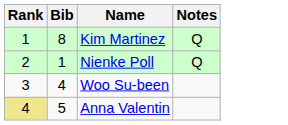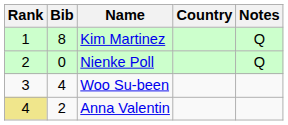+ column: (205, 16)
(62, 62) 1 -> (62, 62) 0
(62, 108) 5 -> (62, 108) 2
